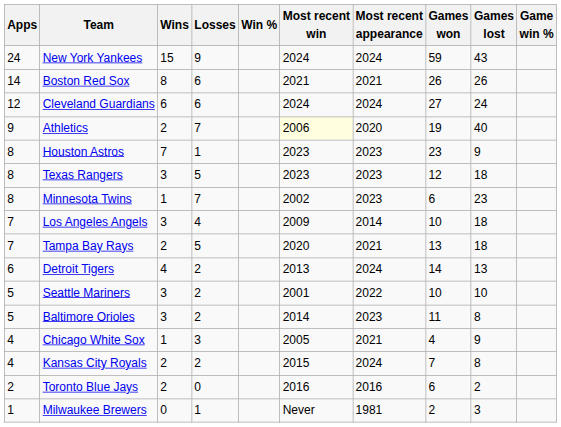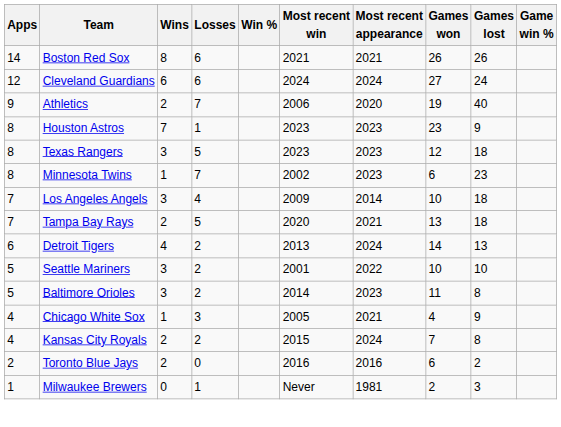- row: (92, 57)
(296, 128) lightyellow background -> (296, 104) no background
